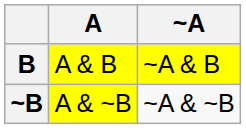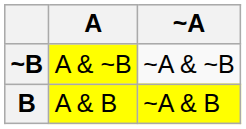rows swapped: (27, 63) <-> (27, 103)
